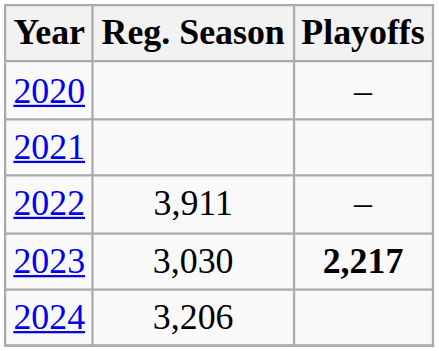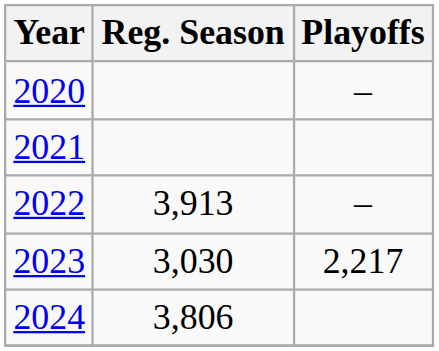(193, 203) 3,911 -> (193, 203) 3,913
(363, 260) bold -> (363, 260) normal
(193, 317) 3,206 -> (193, 317) 3,806
